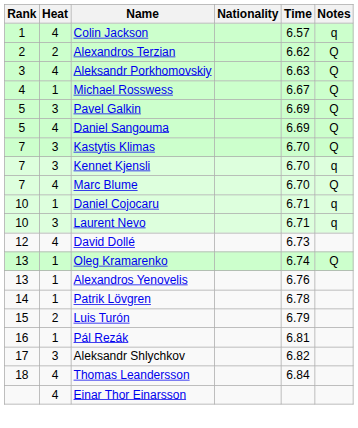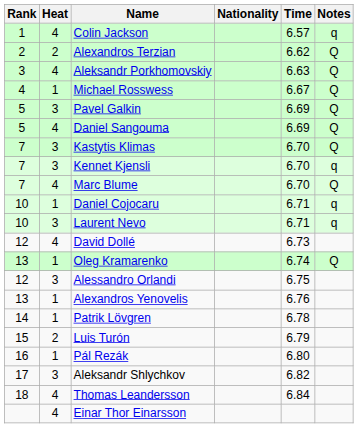+ row: (125, 280)
(298, 337) 6.81 -> (298, 356) 6.80
